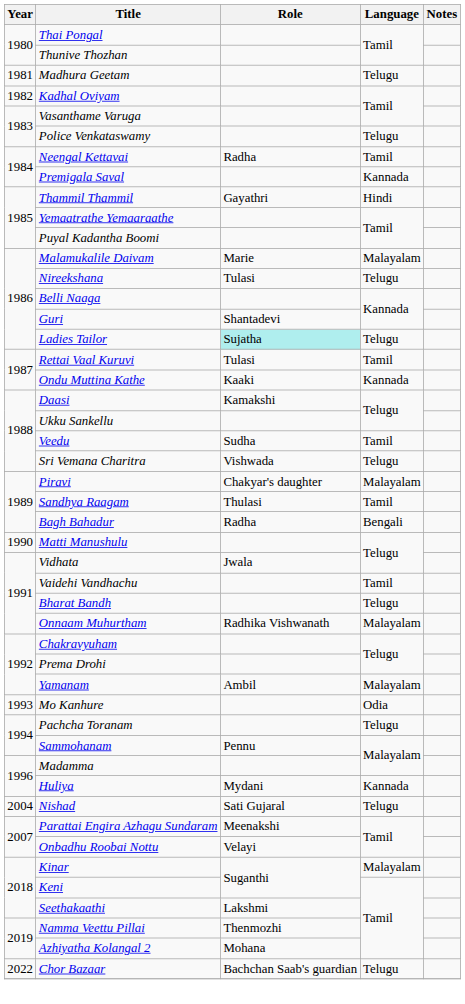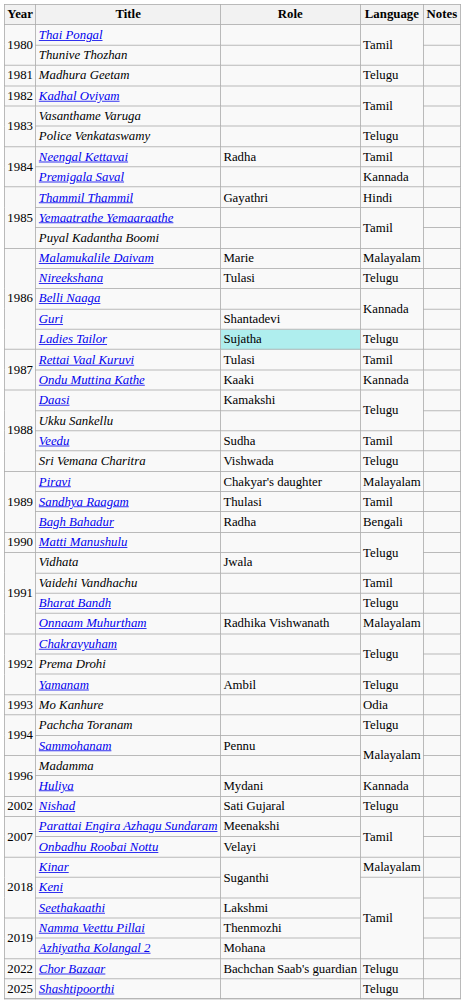(392, 684) Malayalam -> (381, 684) Telugu
(20, 806) 2004 -> (20, 806) 2002
+ row: (77, 989)
